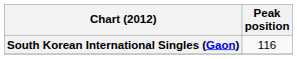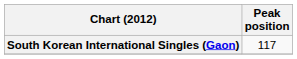(267, 44) 116 -> (267, 44) 117
